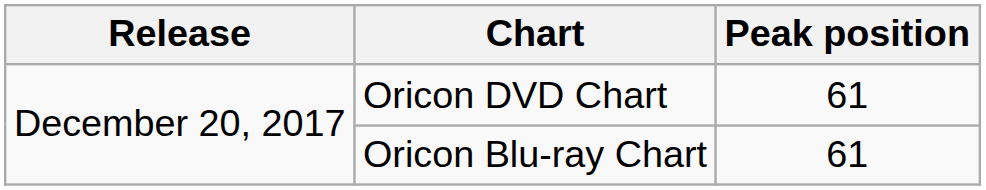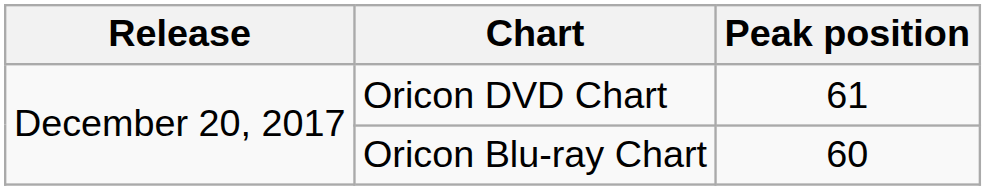(847, 154) 61 -> (847, 154) 60
